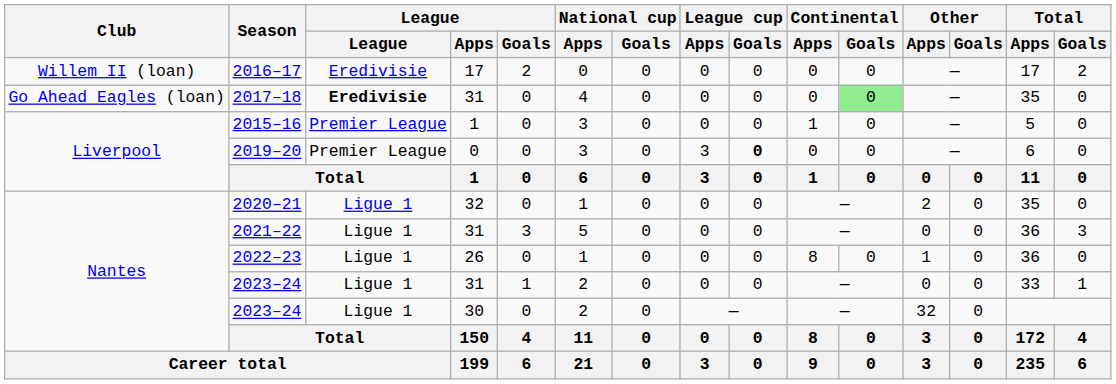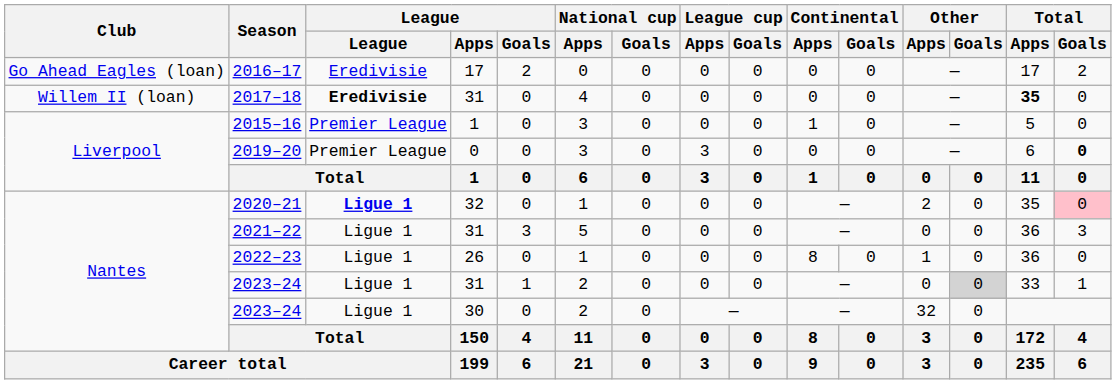(117, 71) Willem II (loan) -> (117, 71) Go Ahead Eagles (loan)
(117, 98) Go Ahead Eagles (loan) -> (117, 98) Willem II (loan)
(871, 98) lightgreen background -> (871, 98) no background
(1030, 98) normal -> (1030, 98) bold
(758, 151) bold -> (758, 151) normal
(1082, 151) normal -> (1082, 151) bold
(378, 205) normal -> (378, 205) bold
(1082, 205) no background -> (1082, 205) pink background
(978, 285) no background -> (978, 285) lightgrey background
